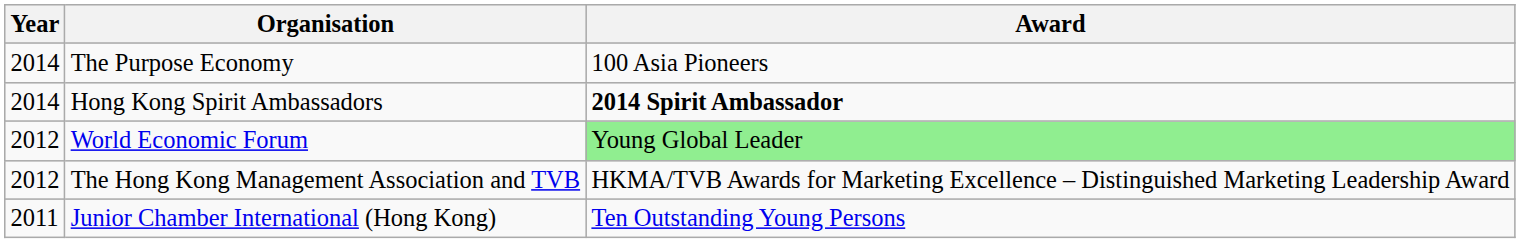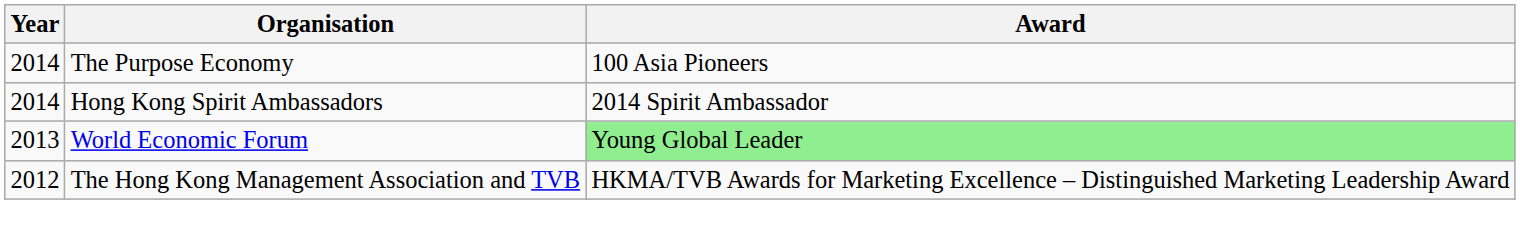(717, 101) bold -> (710, 101) normal
(35, 140) 2012 -> (35, 140) 2013
- row: (283, 218)
